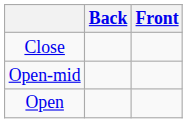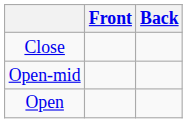columns swapped: (157, 18) <-> (108, 18)
